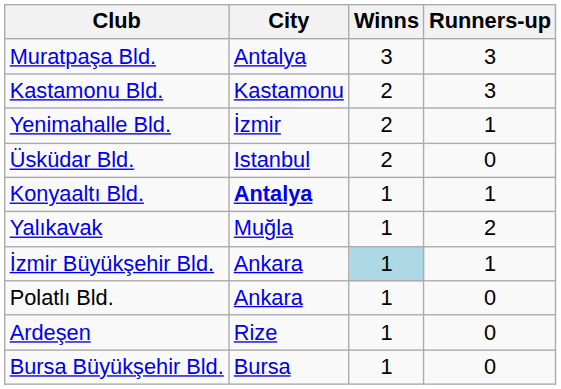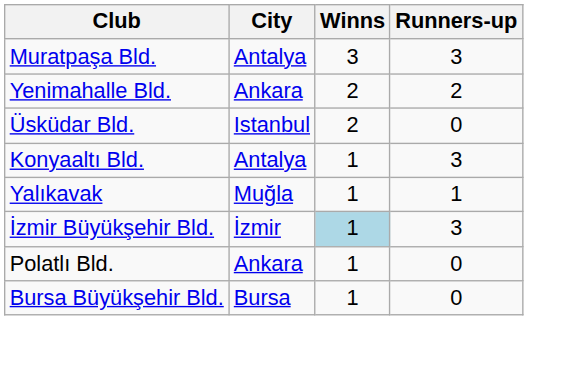- row: (87, 90)
(257, 125) İzmir -> (268, 90) Ankara
(490, 125) 1 -> (456, 90) 2
(273, 194) bold -> (270, 159) normal
(490, 194) 1 -> (456, 159) 3
(490, 228) 2 -> (456, 194) 1
(268, 263) Ankara -> (257, 228) İzmir
(490, 263) 1 -> (456, 228) 3
- row: (50, 332)
